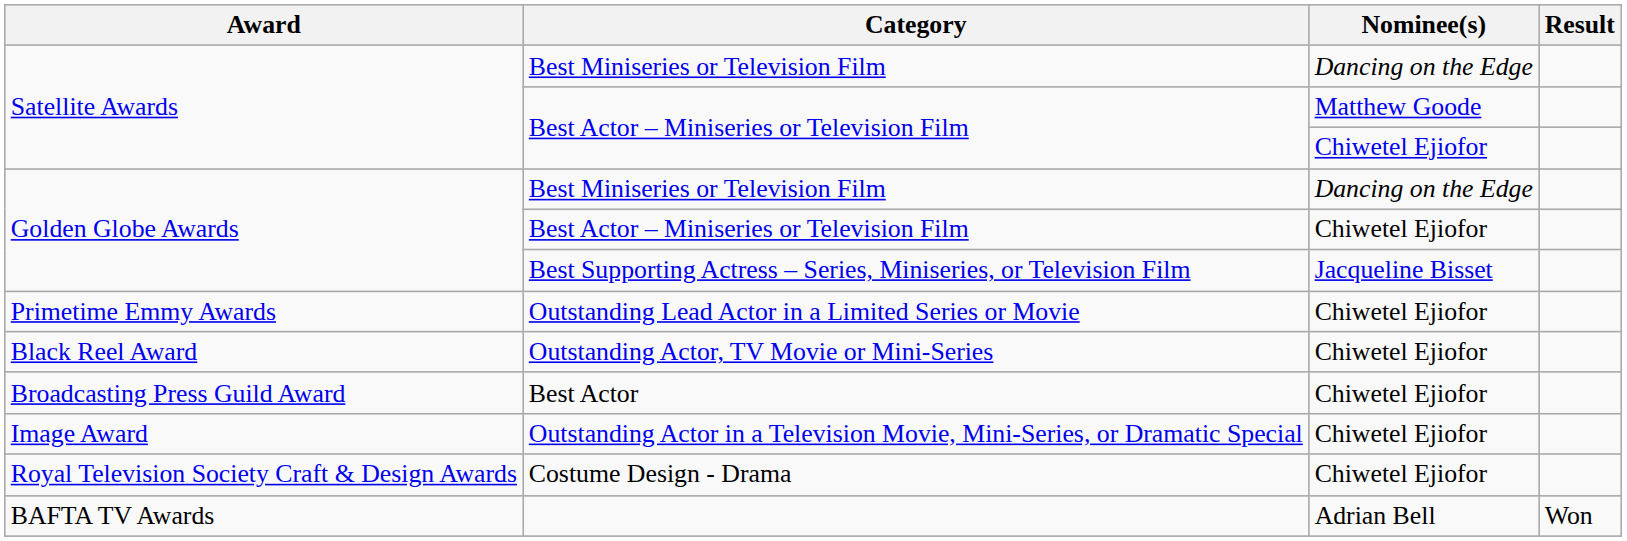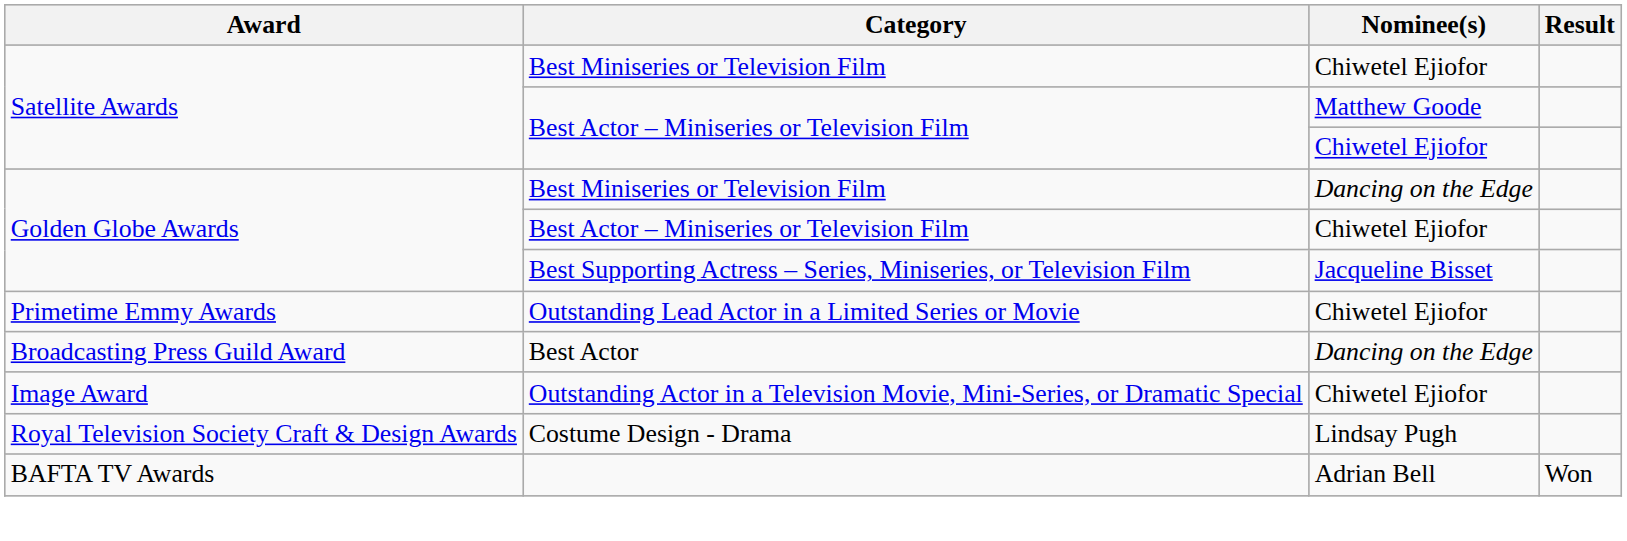(1424, 65) Dancing on the Edge -> (1401, 65) Chiwetel Ejiofor
- row: (104, 351)
(1401, 392) Chiwetel Ejiofor -> (1424, 351) Dancing on the Edge
(1401, 474) Chiwetel Ejiofor -> (1386, 433) Lindsay Pugh
